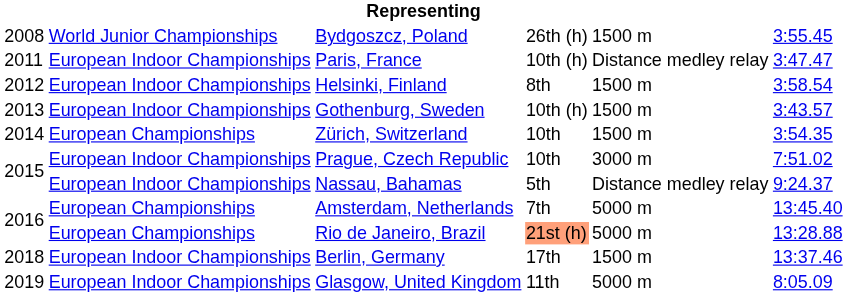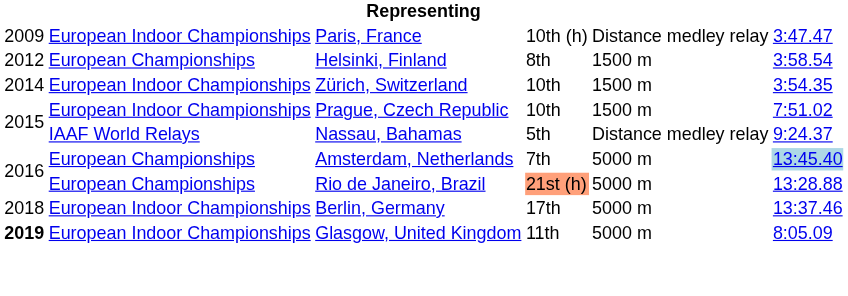- row: (391, 36)
(24, 60) 2011 -> (24, 36) 2009
(180, 85) European Indoor Championships -> (152, 60) European Championships
- row: (400, 109)
(152, 134) European Championships -> (180, 85) European Indoor Championships
(622, 159) 3000 m -> (622, 109) 1500 m
(180, 183) European Indoor Championships -> (124, 134) IAAF World Relays
(808, 208) no background -> (808, 159) lightblue background
(622, 257) 1500 m -> (622, 208) 5000 m
(24, 282) normal -> (24, 233) bold
